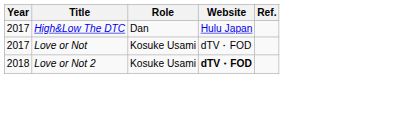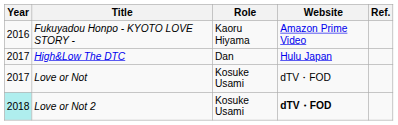+ row: (113, 34)
(18, 64) no background -> (18, 106) paleturquoise background
